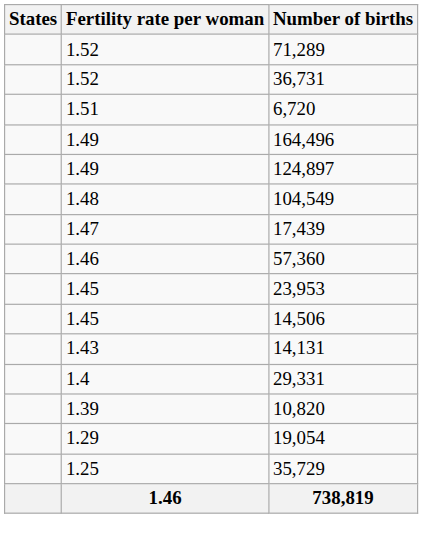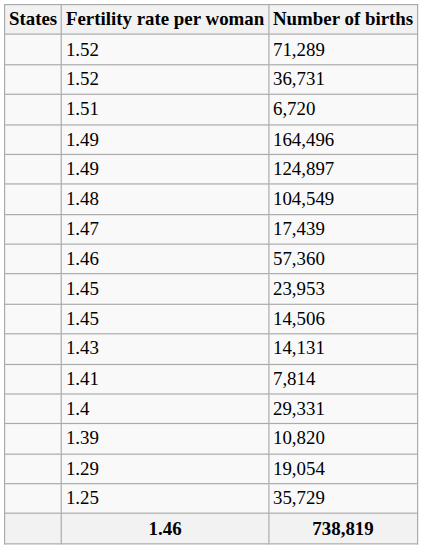+ row: (294, 378)
